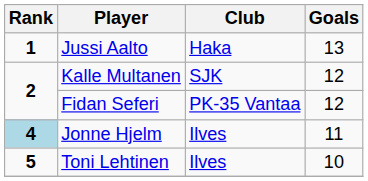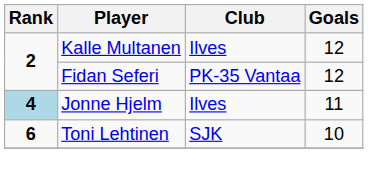- row: (104, 47)
(206, 76) SJK -> (208, 47) Ilves
(31, 162) 5 -> (31, 133) 6
(208, 162) Ilves -> (206, 133) SJK
